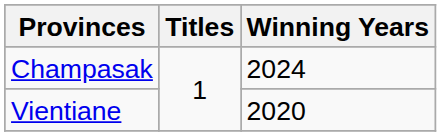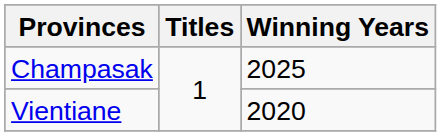(276, 68) 2024 -> (276, 68) 2025
